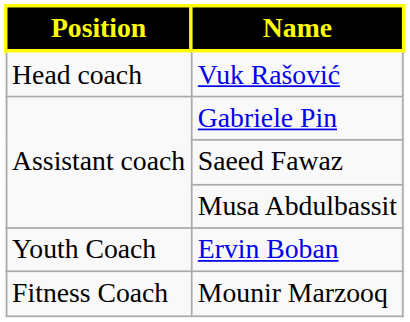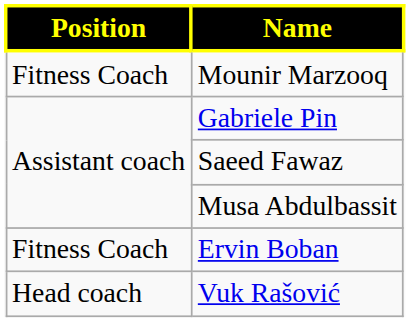rows swapped: (269, 73) <-> (293, 293)
(84, 249) Youth Coach -> (90, 249) Fitness Coach
